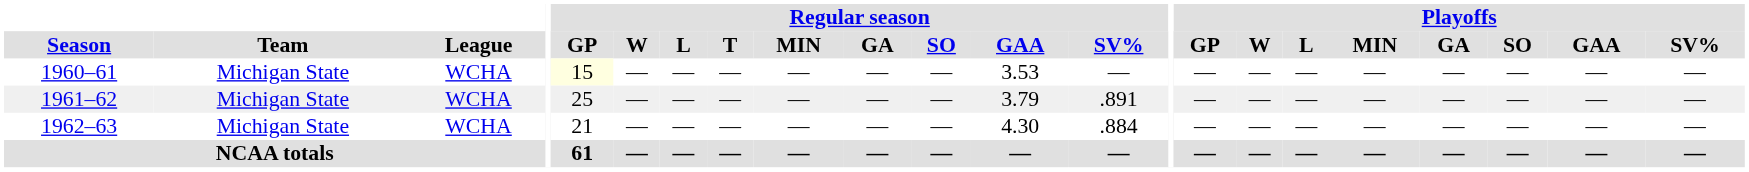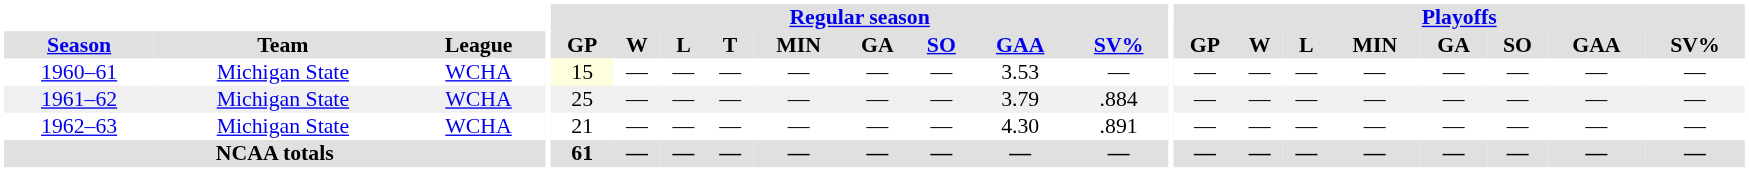(1119, 99) .891 -> (1119, 99) .884
(1119, 126) .884 -> (1119, 126) .891
